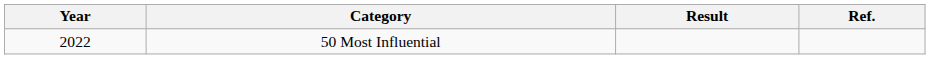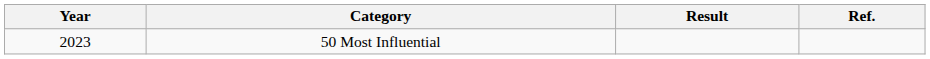(75, 41) 2022 -> (75, 41) 2023
